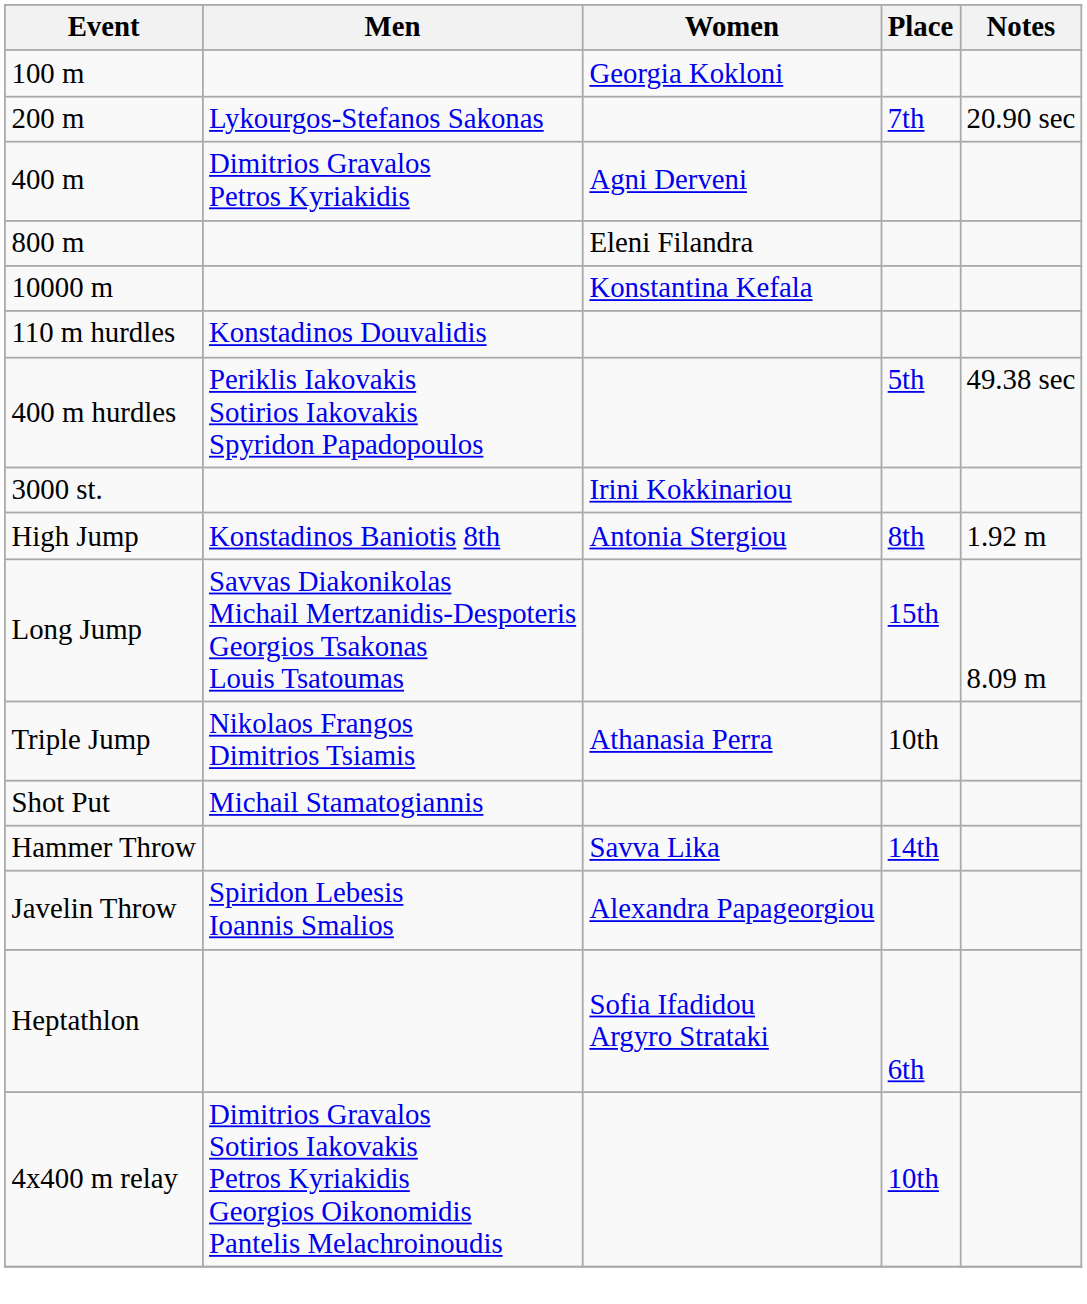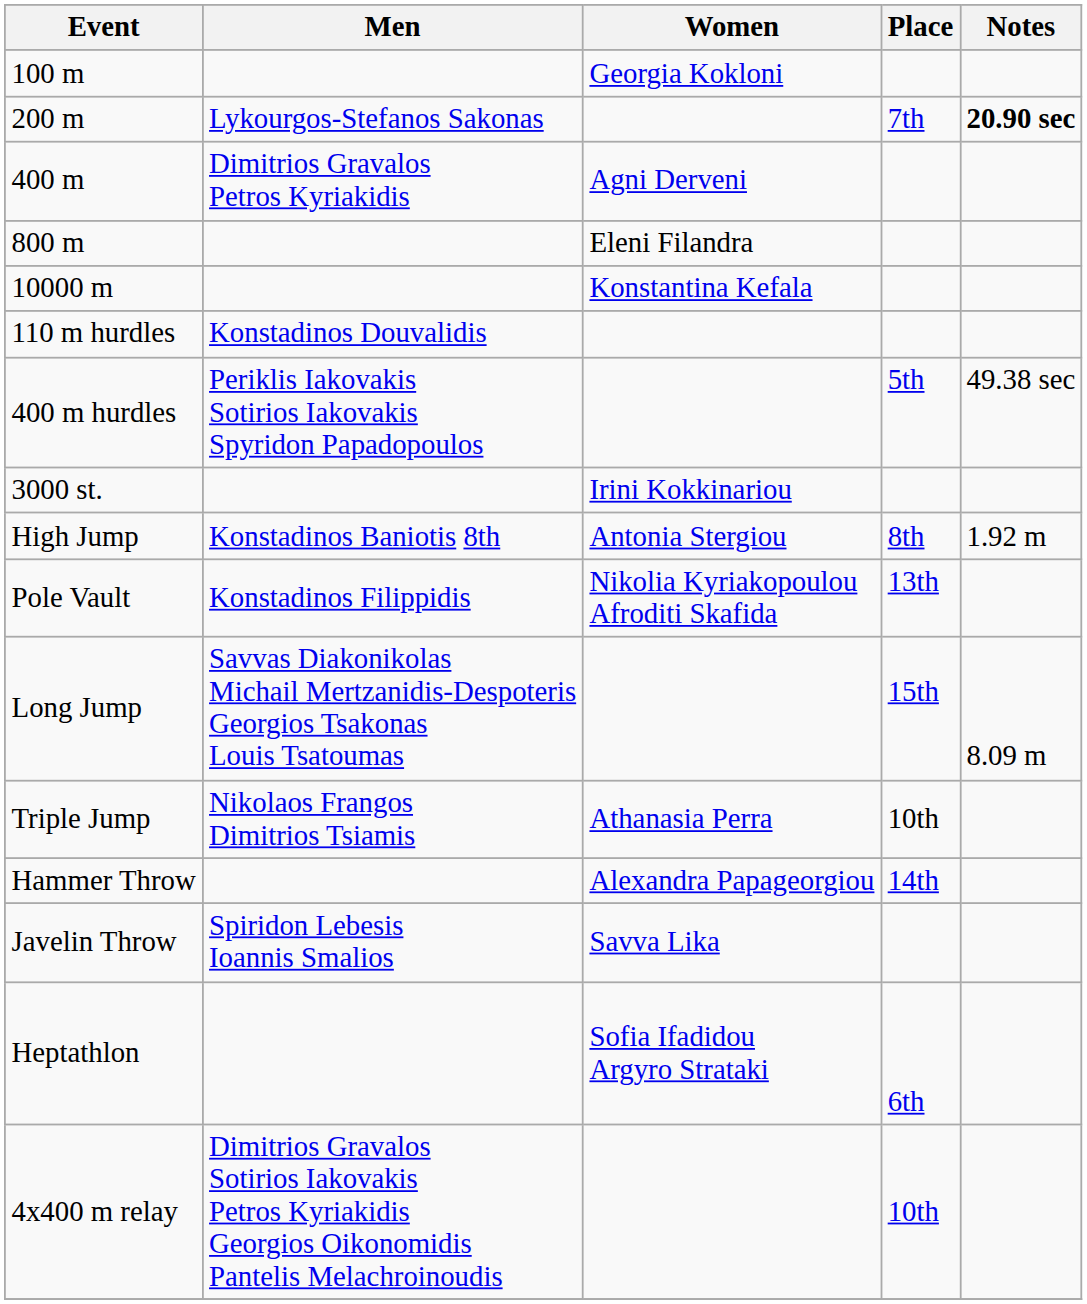(1021, 118) normal -> (1021, 118) bold
+ row: (71, 597)
- row: (61, 802)
(655, 847) Savva Lika -> (732, 880) Alexandra Papageorgiou
(732, 909) Alexandra Papageorgiou -> (655, 942) Savva Lika
